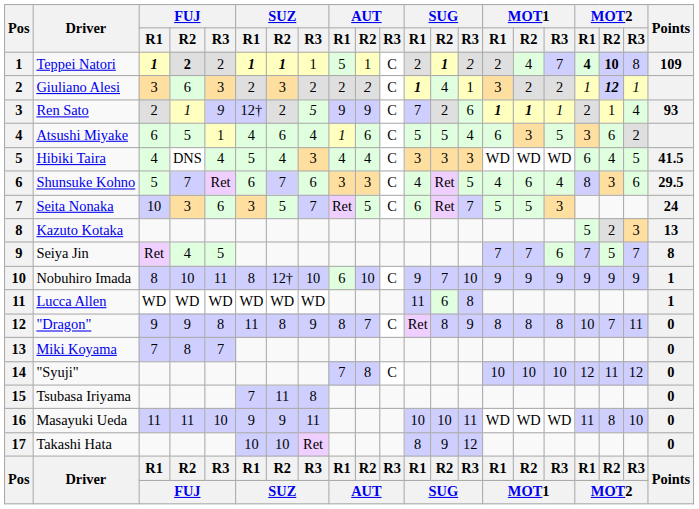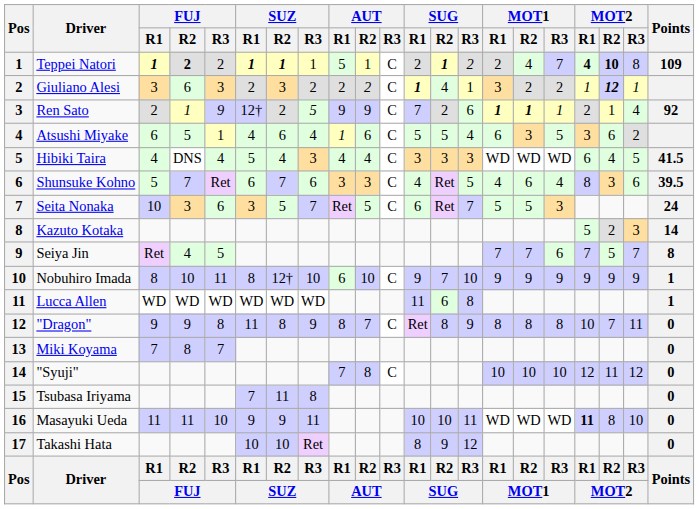(671, 111) 93 -> (671, 111) 92
(671, 182) 29.5 -> (671, 182) 39.5
(671, 230) 13 -> (671, 230) 14
(587, 420) normal -> (587, 420) bold
